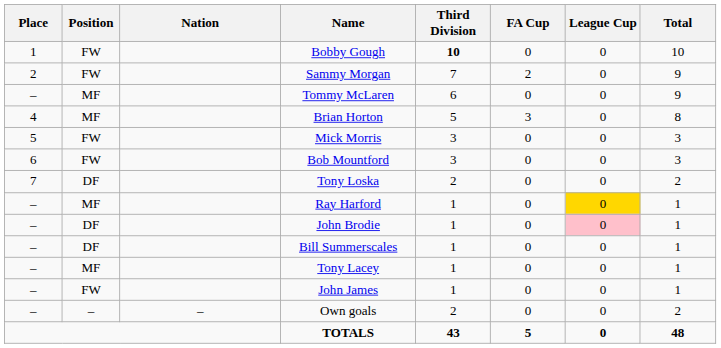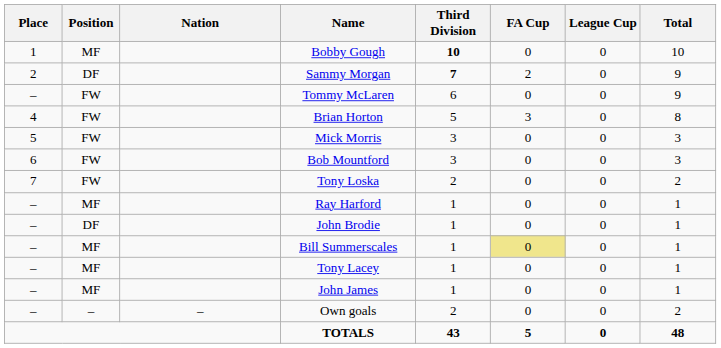(91, 52) FW -> (91, 52) MF
(91, 74) FW -> (91, 74) DF
(453, 74) normal -> (453, 74) bold
(91, 95) MF -> (91, 95) FW
(91, 117) MF -> (91, 117) FW
(91, 181) DF -> (91, 181) FW
(603, 203) gold background -> (603, 203) no background
(603, 224) pink background -> (603, 224) no background
(91, 246) DF -> (91, 246) MF
(528, 246) no background -> (528, 246) khaki background
(91, 289) FW -> (91, 289) MF
